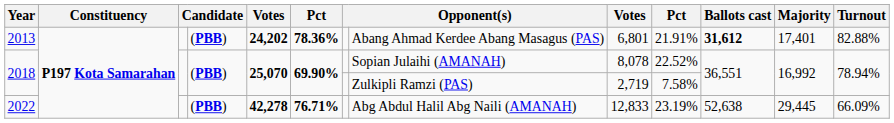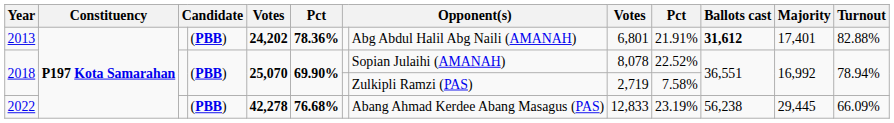(478, 38) Abang Ahmad Kerdee Abang Masagus (PAS) -> (464, 38) Abg Abdul Halil Abg Naili (AMANAH)
(316, 107) 76.71% -> (316, 107) 76.68%
(464, 107) Abg Abdul Halil Abg Naili (AMANAH) -> (478, 107) Abang Ahmad Kerdee Abang Masagus (PAS)
(723, 107) 52,638 -> (723, 107) 56,238
